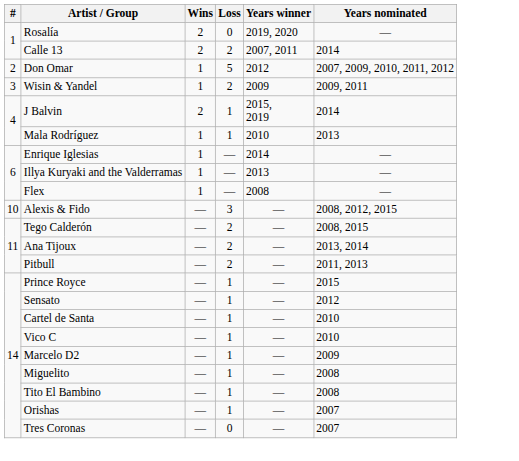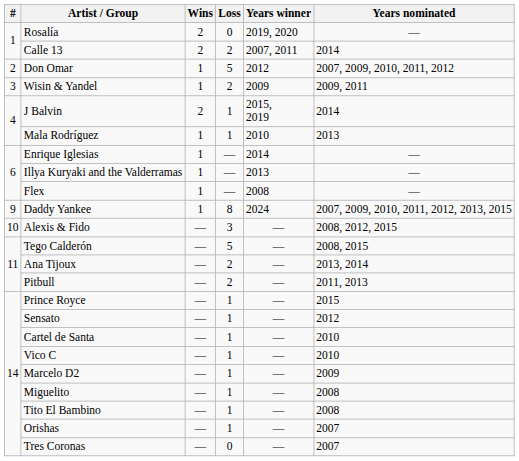+ row: (57, 209)
(230, 227) 2 -> (230, 245) 5
